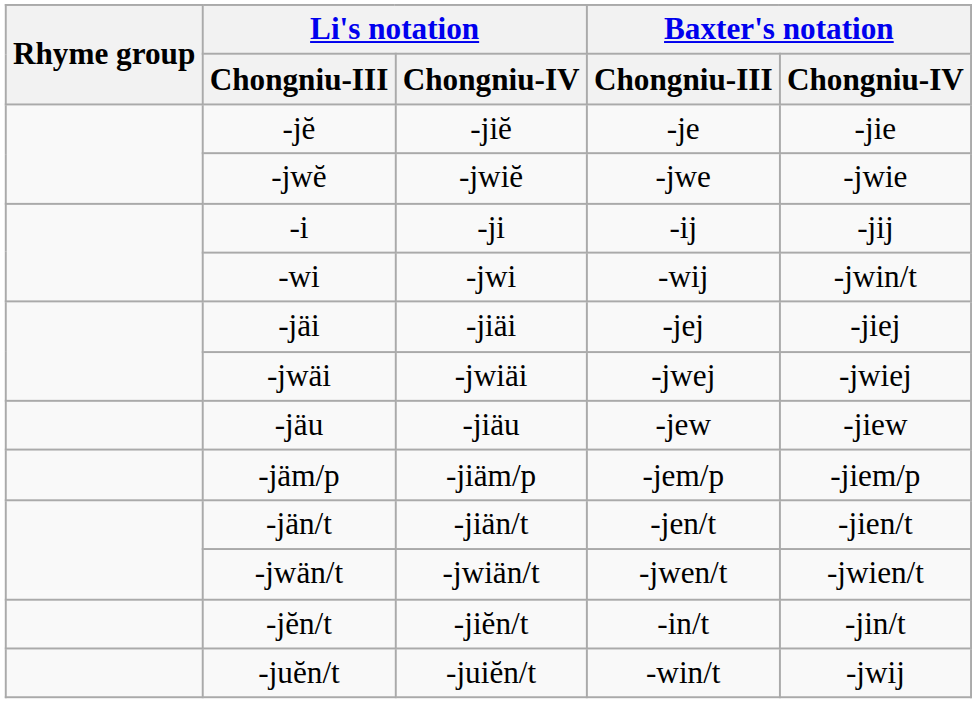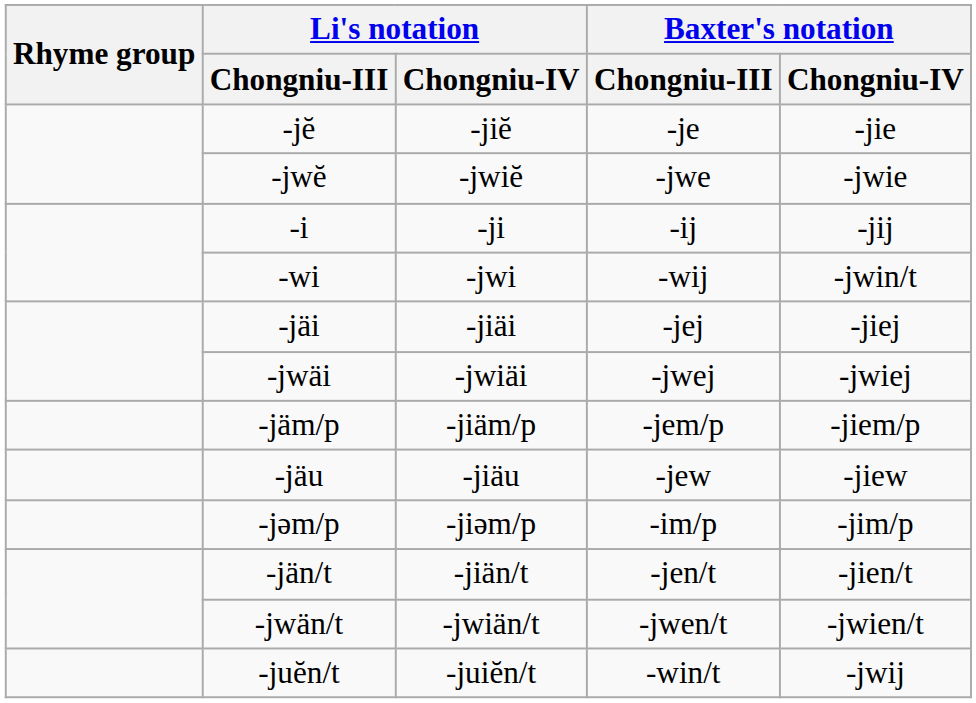rows swapped: (299, 425) <-> (299, 474)
+ row: (299, 524)
- row: (299, 623)
